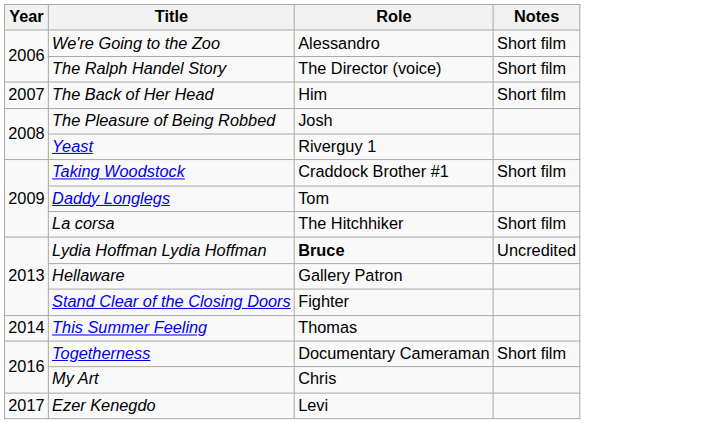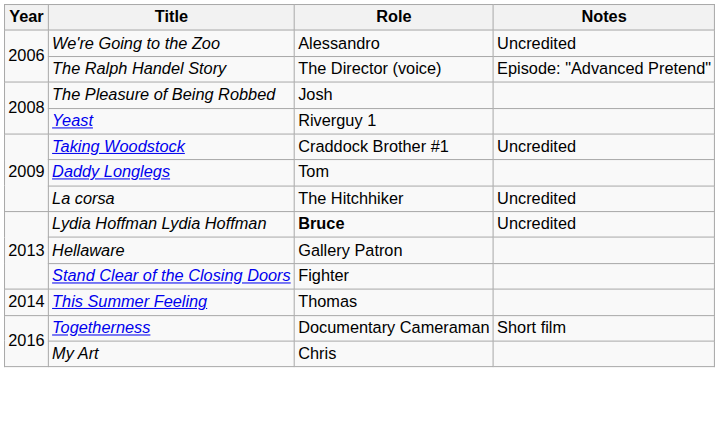(532, 43) Short film -> (537, 43) Uncredited
(532, 69) Short film -> (604, 69) Episode: "Advanced Pretend"
- row: (133, 95)
(532, 172) Short film -> (537, 146) Uncredited
(532, 224) Short film -> (537, 198) Uncredited
- row: (104, 405)
